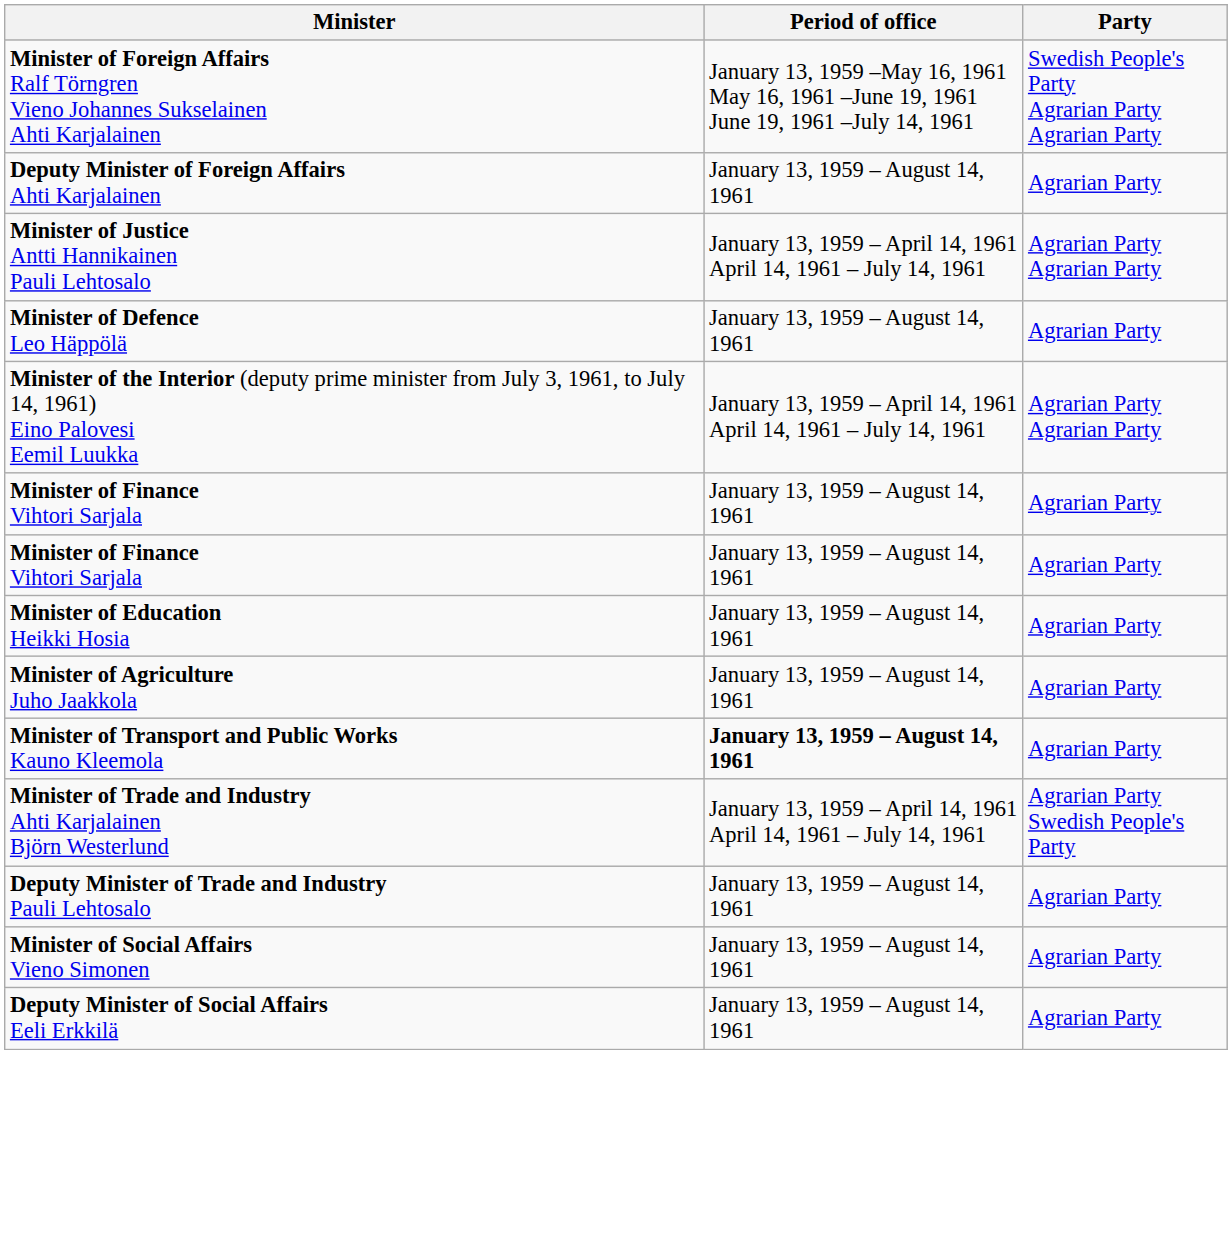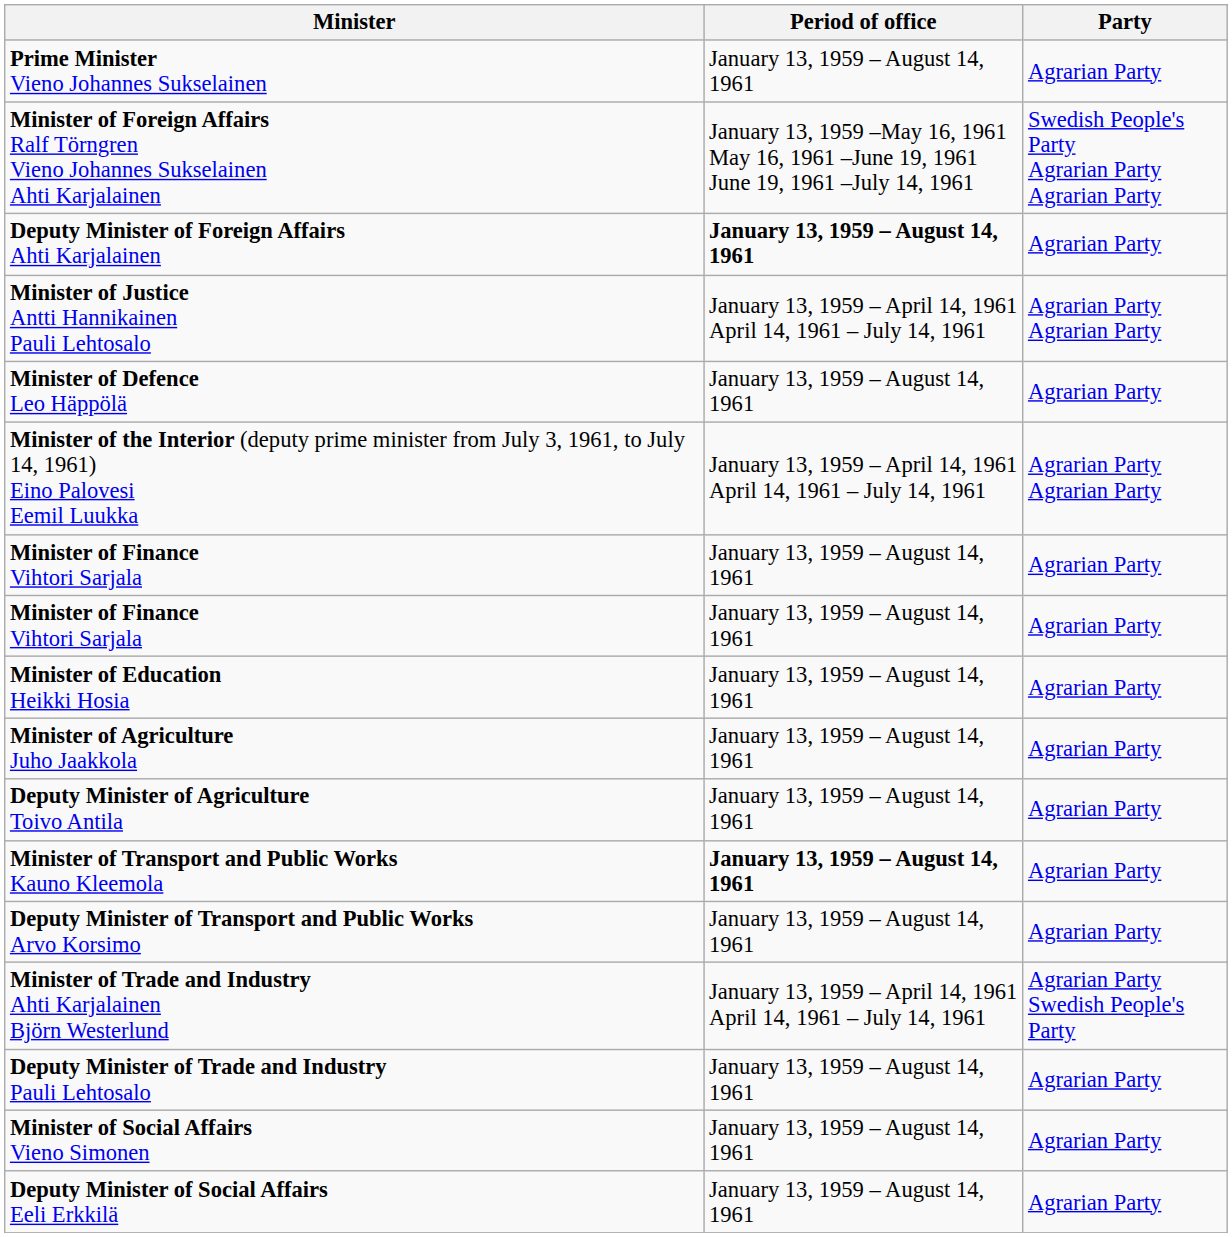+ row: (138, 70)
(847, 182) normal -> (854, 243) bold
+ row: (160, 809)
+ row: (242, 931)
